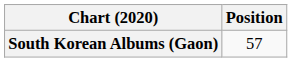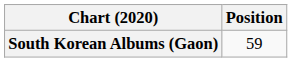(254, 43) 57 -> (254, 43) 59
